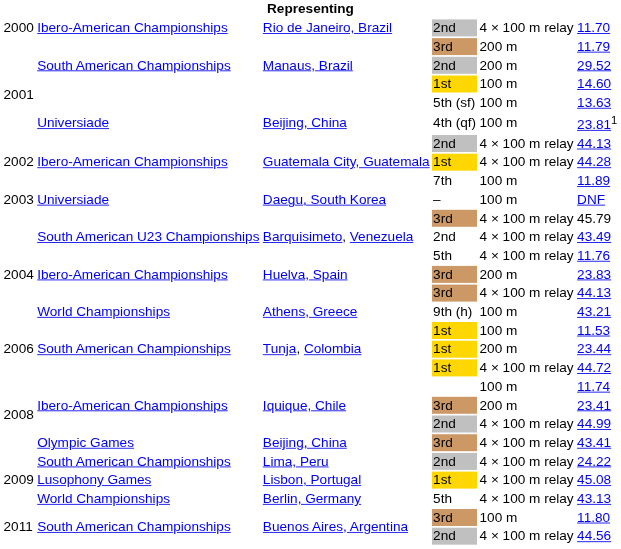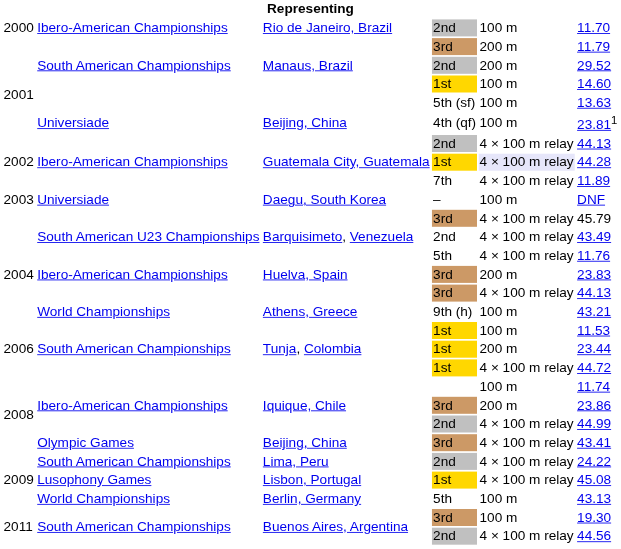(527, 27) 4 × 100 m relay -> (498, 27) 100 m
(527, 162) no background -> (527, 162) lavender background
(498, 181) 100 m -> (527, 181) 4 × 100 m relay
(594, 405) 23.41 -> (594, 405) 23.86
(527, 499) 4 × 100 m relay -> (498, 499) 100 m
(594, 517) 11.80 -> (594, 517) 19.30
